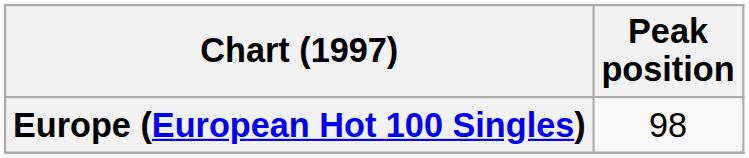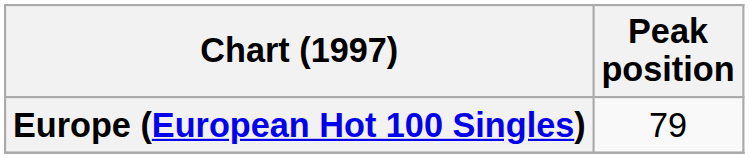(668, 124) 98 -> (668, 124) 79
